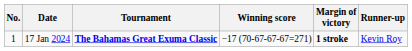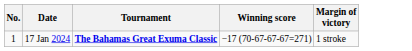- column: (383, 18)
(332, 39) bold -> (331, 39) normal
